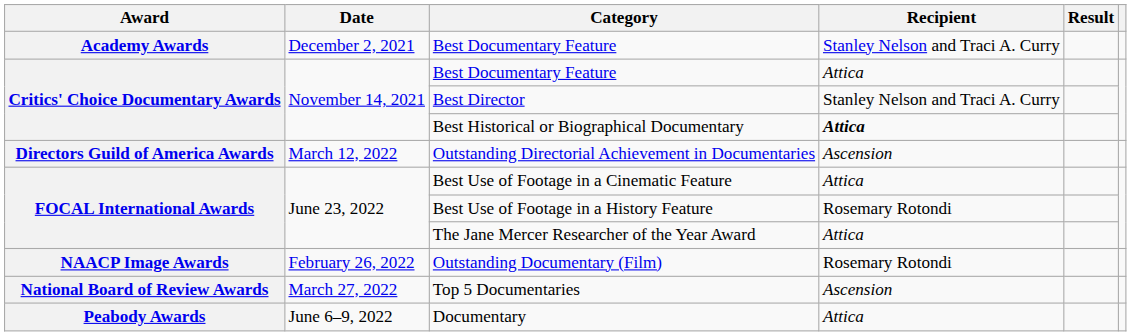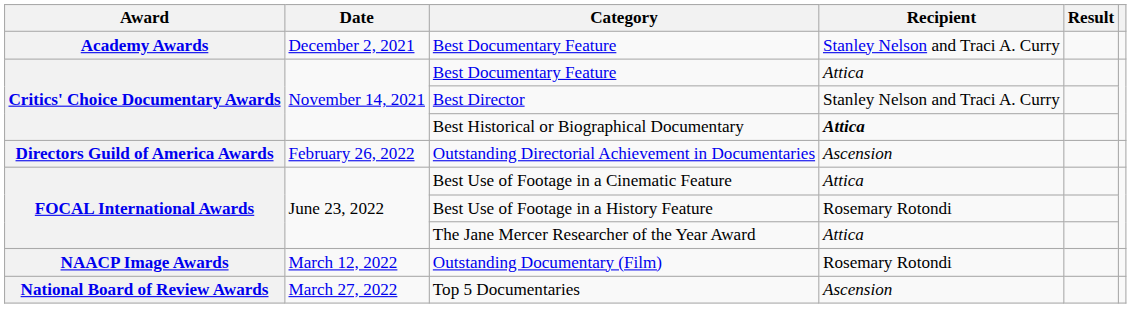(343, 153) March 12, 2022 -> (352, 153) February 26, 2022
(352, 262) February 26, 2022 -> (343, 262) March 12, 2022
- row: (145, 316)
